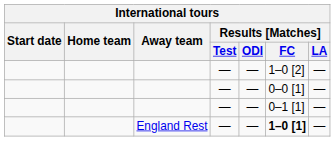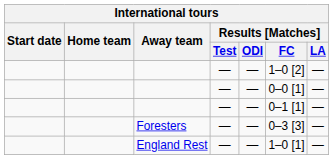+ row: (34, 126)
(287, 126) bold -> (287, 145) normal
